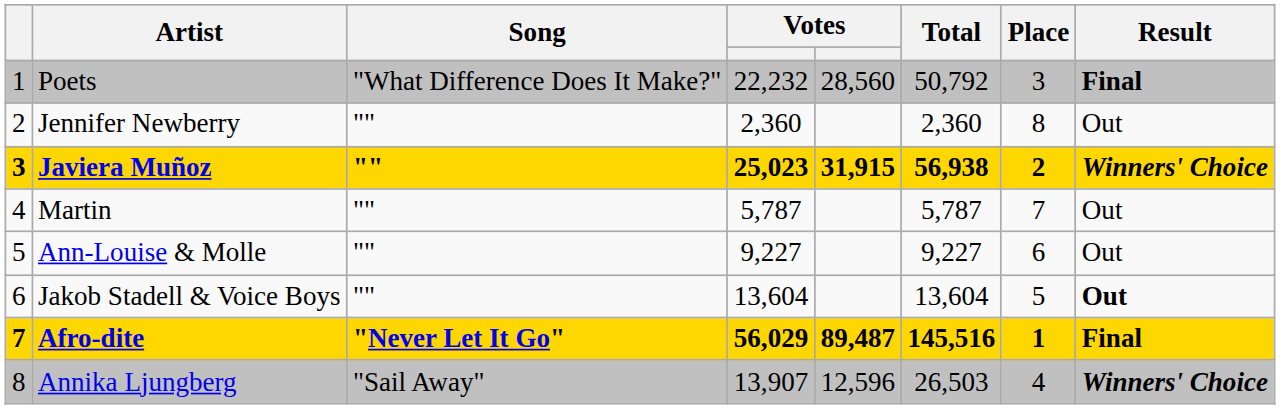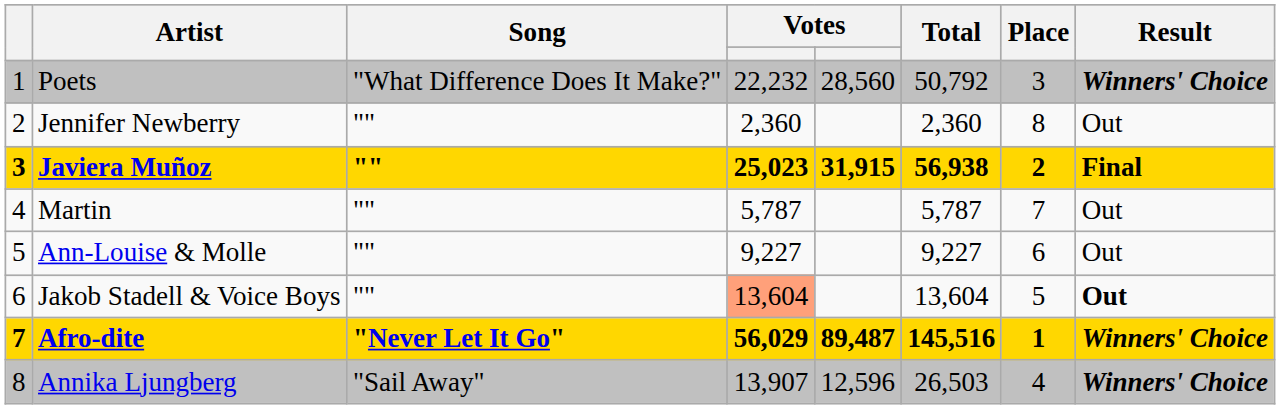(1112, 81) Final -> (1175, 81) Winners' Choice
(1175, 167) Winners' Choice -> (1112, 167) Final
(771, 295) no background -> (771, 295) lightsalmon background
(1112, 338) Final -> (1175, 338) Winners' Choice
